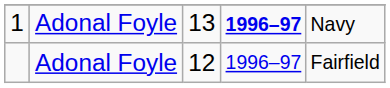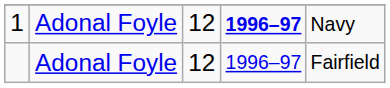(202, 23) 13 -> (202, 23) 12
